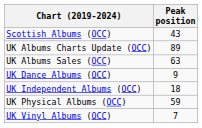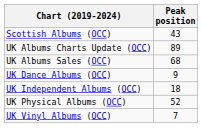(176, 61) 63 -> (176, 61) 68
(176, 102) 59 -> (176, 102) 52
